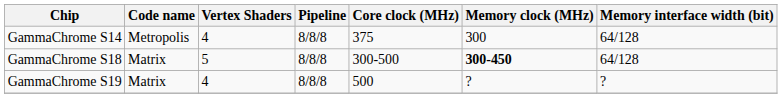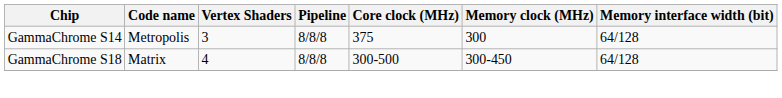(205, 37) 4 -> (205, 37) 3
(205, 59) 5 -> (205, 59) 4
(489, 59) bold -> (489, 59) normal
- row: (65, 81)
